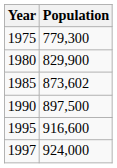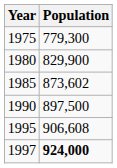(66, 128) 916,600 -> (66, 128) 906,608
(66, 151) normal -> (66, 151) bold
